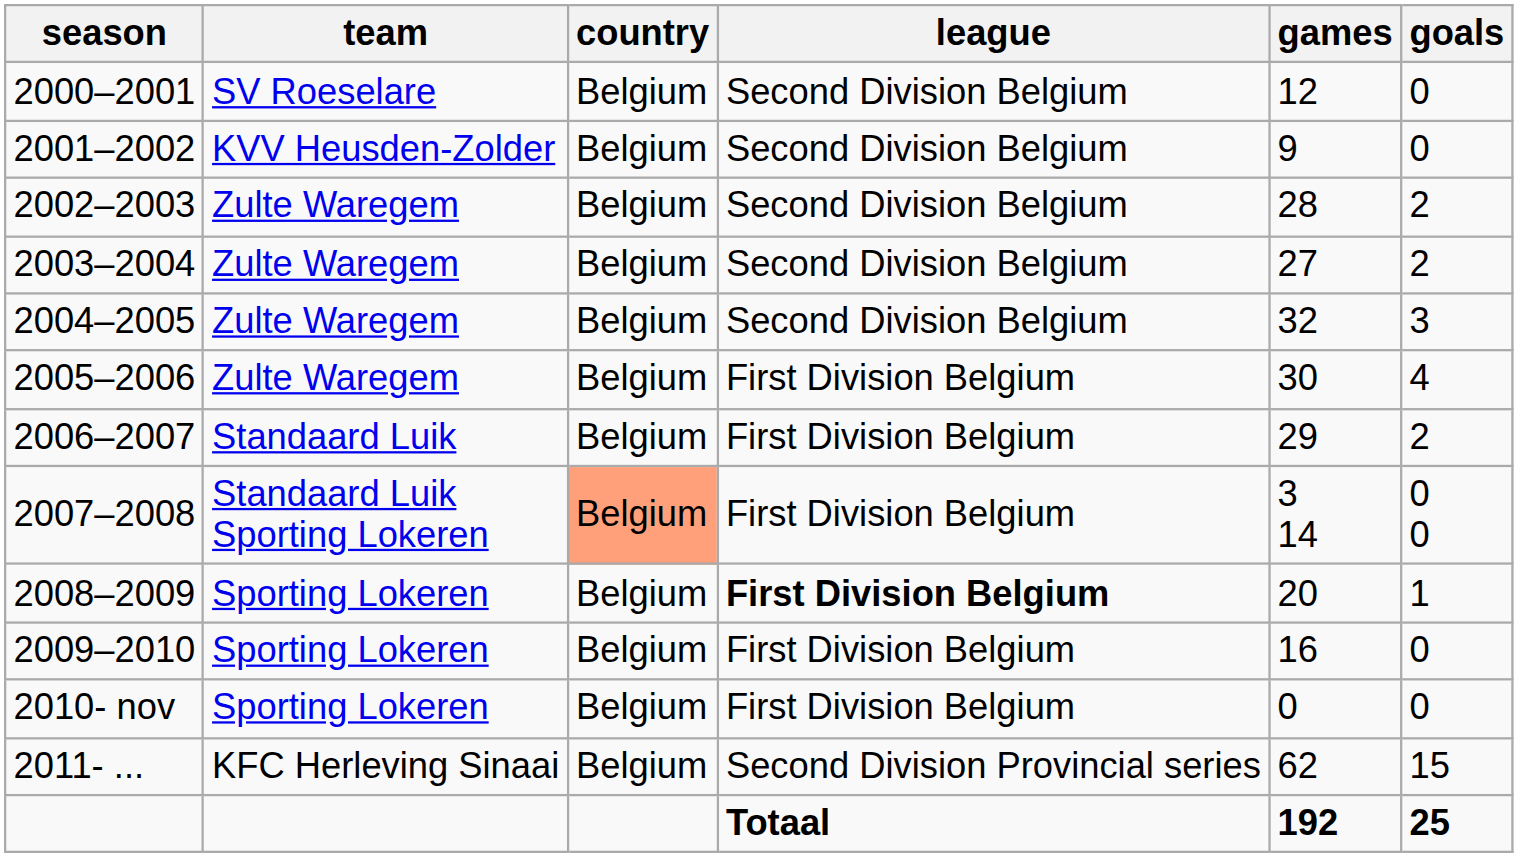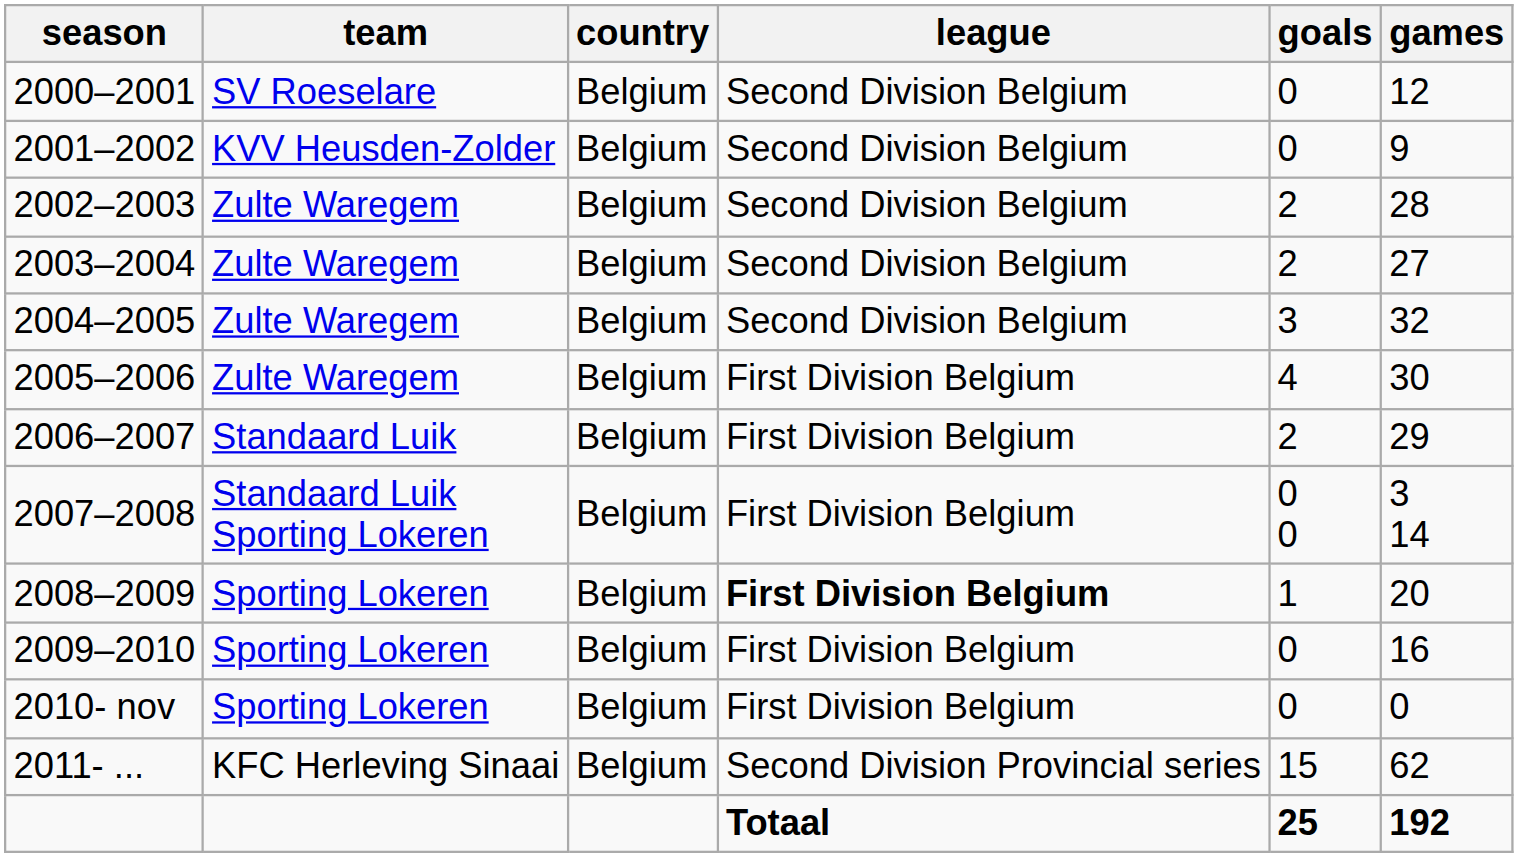columns swapped: (1335, 33) <-> (1457, 33)
(642, 514) lightsalmon background -> (642, 514) no background
